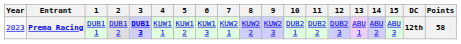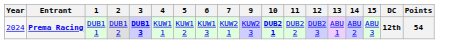- column: (251, 11)
(15, 28) 2023 -> (15, 28) 2024
(295, 28) normal -> (273, 28) bold
(441, 28) 58 -> (418, 28) 54
